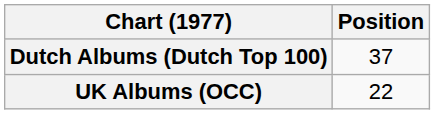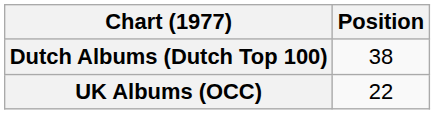(381, 56) 37 -> (381, 56) 38
